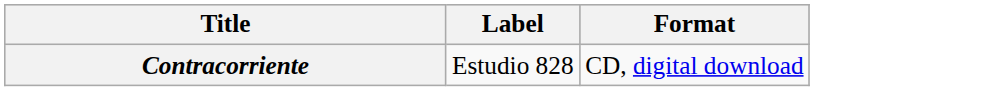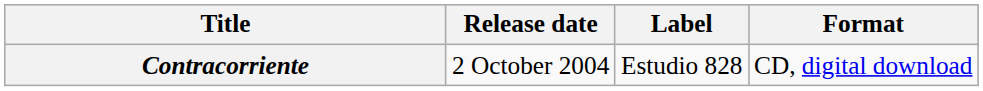+ column: (531, 24)
